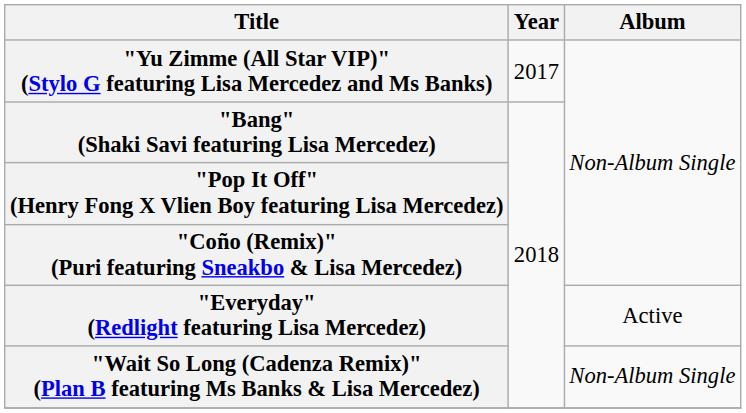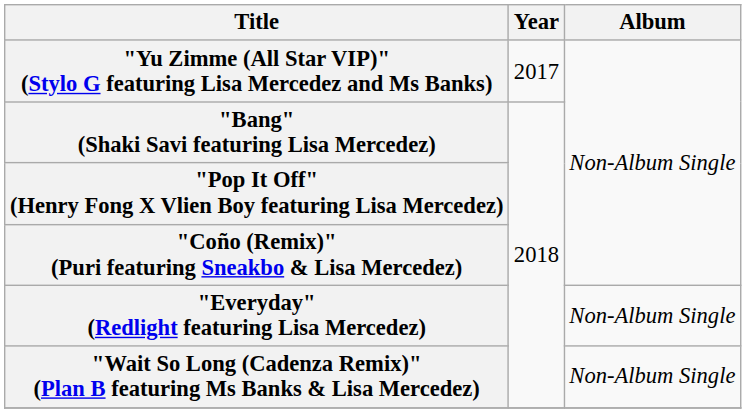(652, 315) Active -> (652, 315) Non-Album Single
